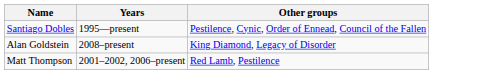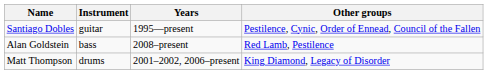+ column: (104, 12)
(263, 45) King Diamond, Legacy of Disorder -> (289, 45) Red Lamb, Pestilence
(235, 61) Red Lamb, Pestilence -> (317, 61) King Diamond, Legacy of Disorder
